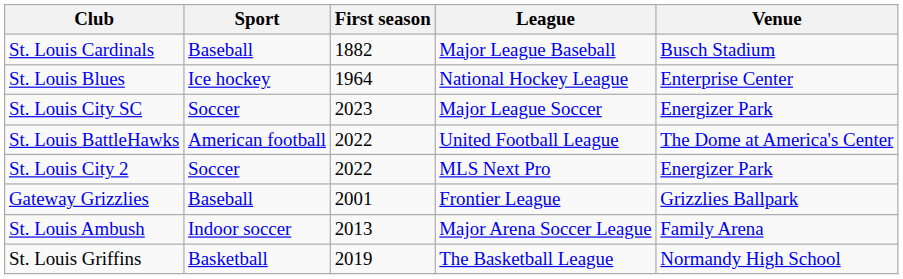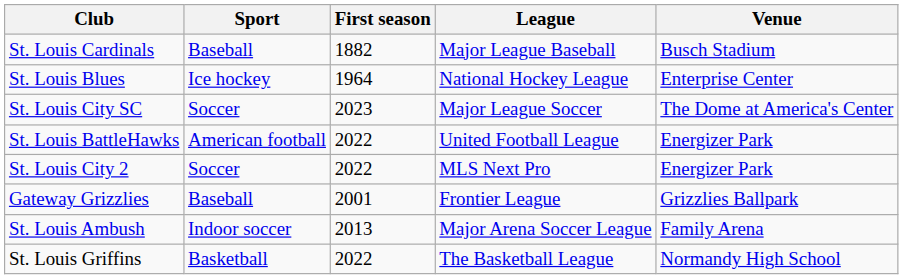(717, 109) Energizer Park -> (777, 109) The Dome at America's Center
(777, 139) The Dome at America's Center -> (717, 139) Energizer Park
(354, 259) 2019 -> (354, 259) 2022
